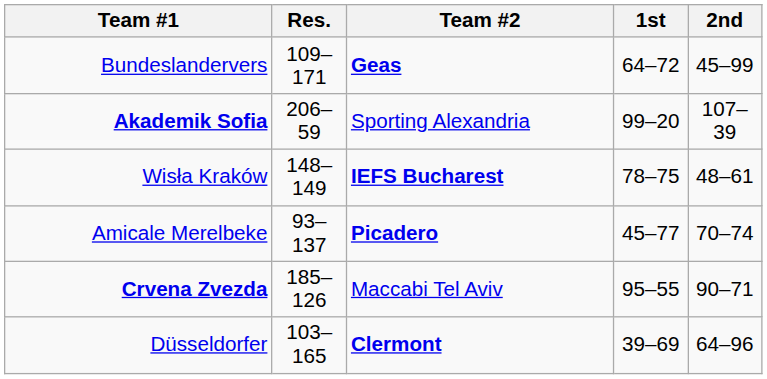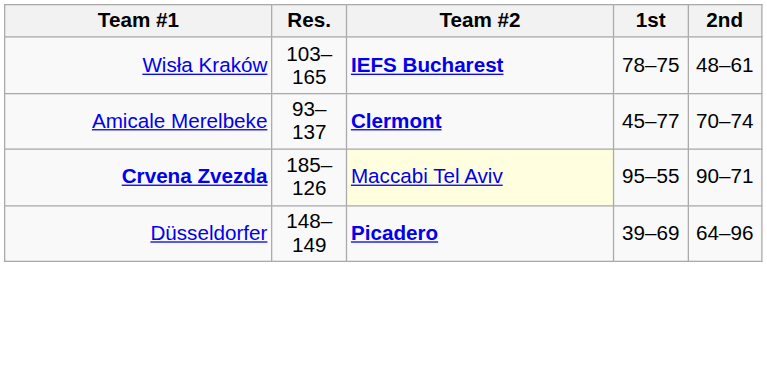- row: (184, 65)
- row: (191, 121)
(309, 177) 148–149 -> (309, 65) 103–165
(395, 233) Picadero -> (396, 121) Clermont
(427, 289) no background -> (427, 177) lightyellow background
(309, 344) 103–165 -> (309, 233) 148–149
(396, 344) Clermont -> (395, 233) Picadero
